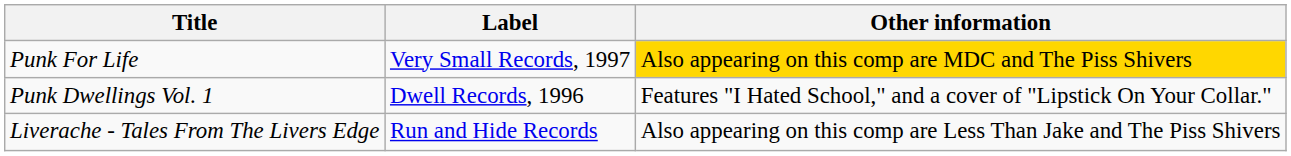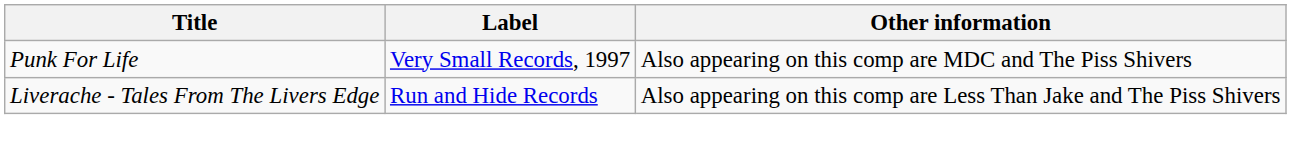(916, 58) gold background -> (916, 58) no background
- row: (112, 95)
